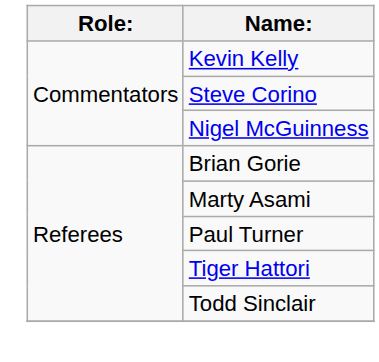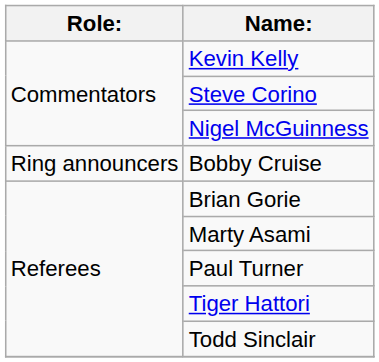+ row: (255, 163)
